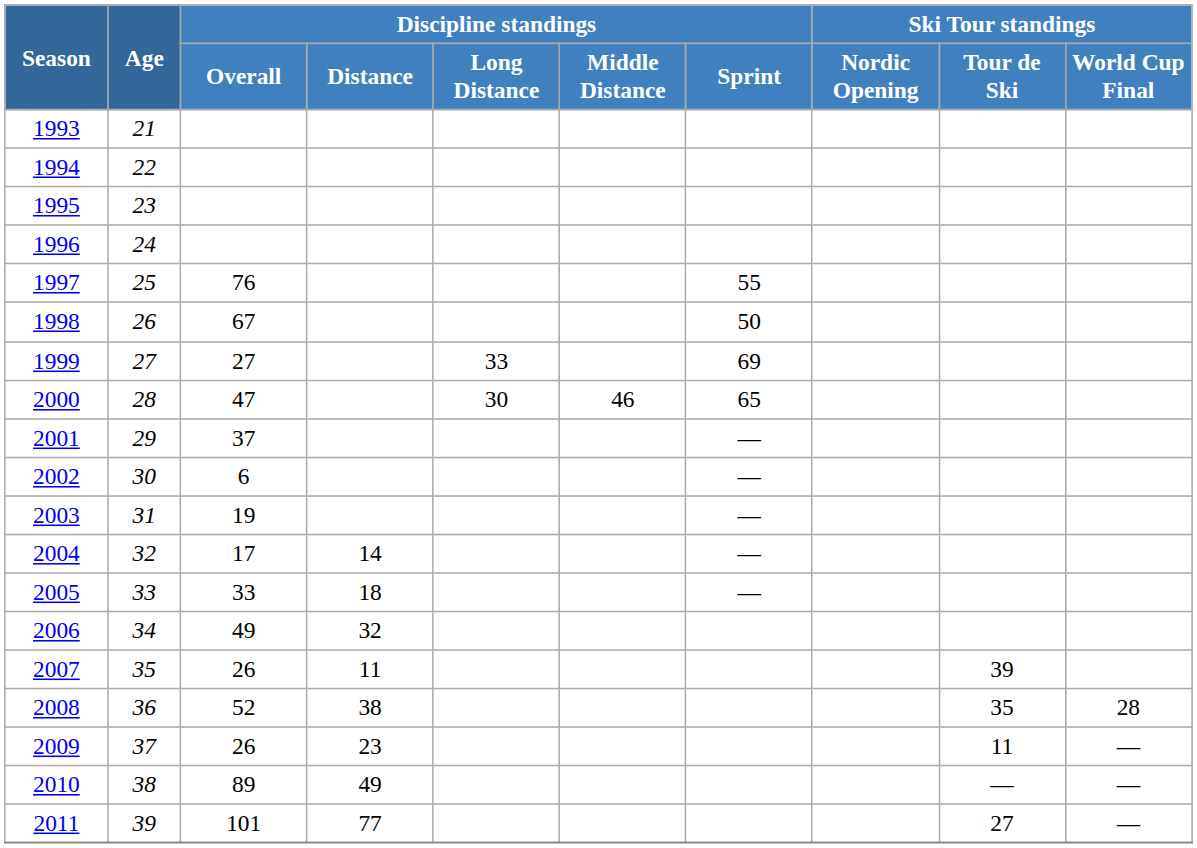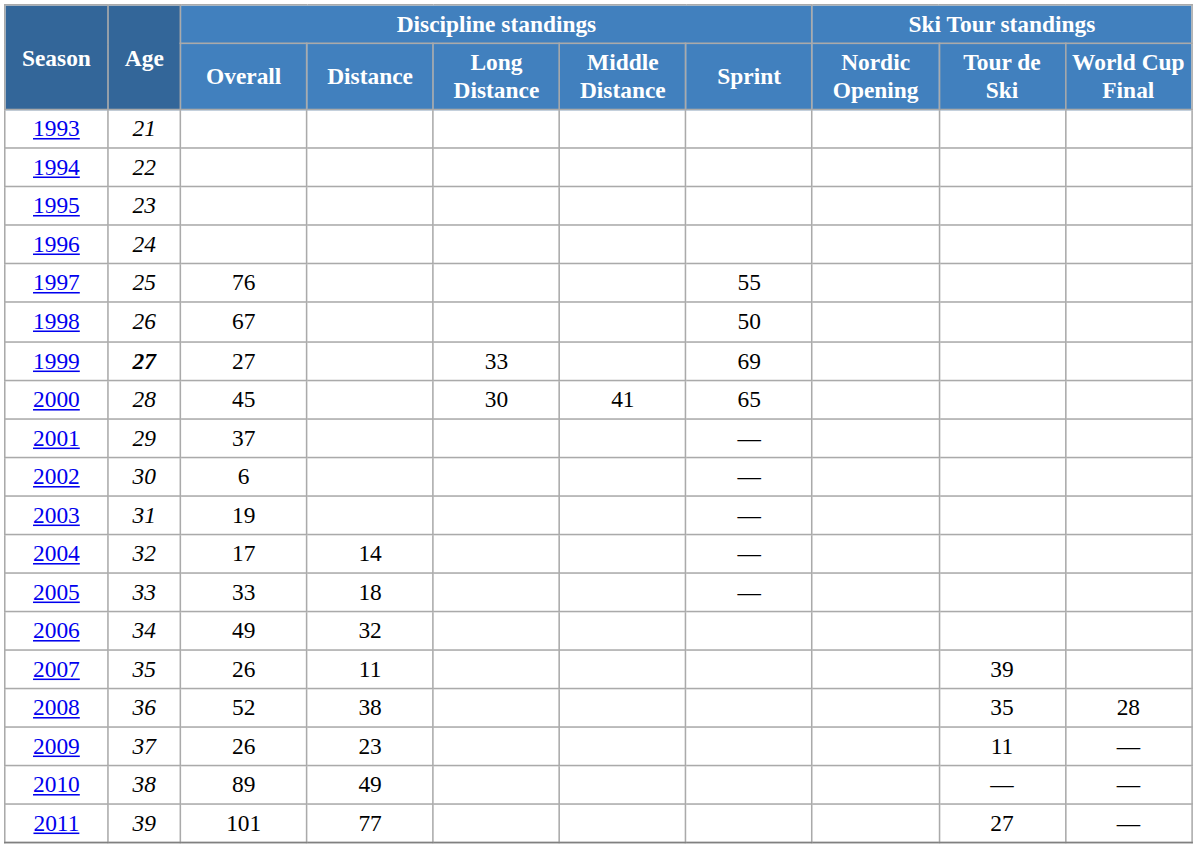(144, 360) normal -> (144, 360) bold
(244, 399) 47 -> (244, 399) 45
(623, 399) 46 -> (623, 399) 41
